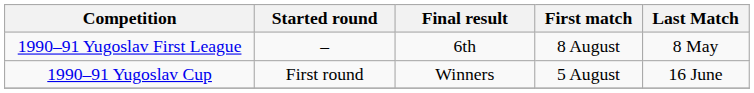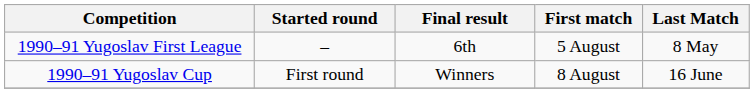(588, 46) 8 August -> (588, 46) 5 August
(588, 74) 5 August -> (588, 74) 8 August
